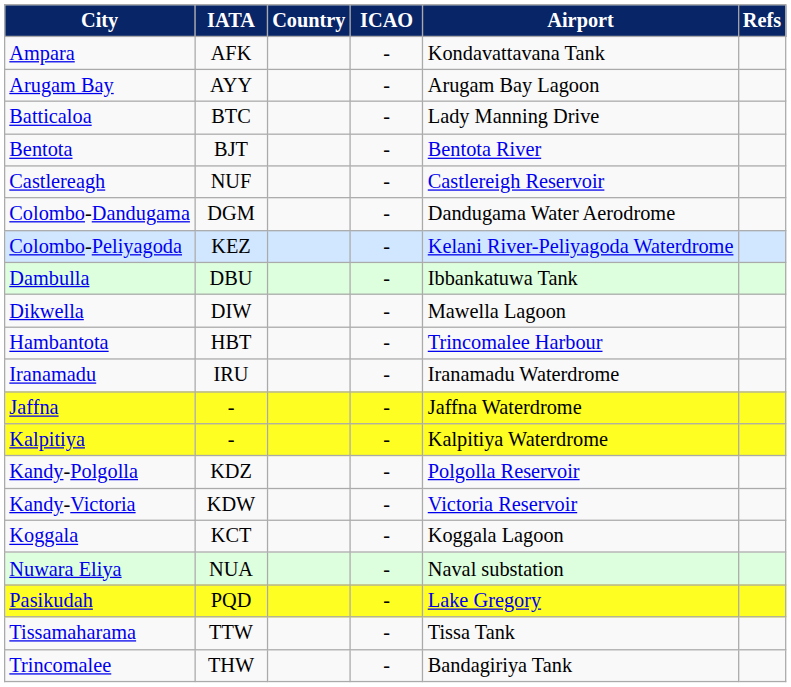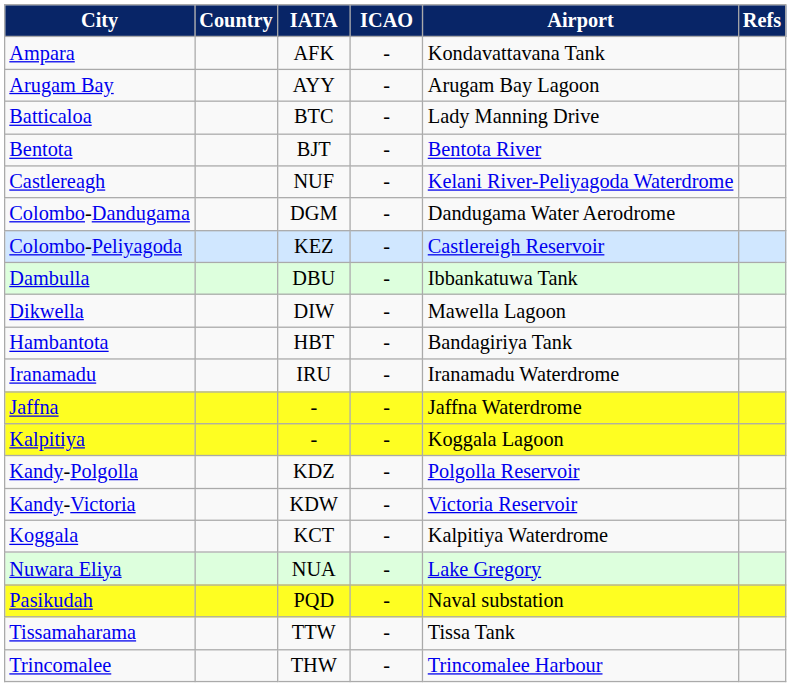columns swapped: (309, 20) <-> (231, 20)
(516, 181) Castlereigh Reservoir -> (581, 181) Kelani River-Peliyagoda Waterdrome
(581, 246) Kelani River-Peliyagoda Waterdrome -> (516, 246) Castlereigh Reservoir
(515, 342) Trincomalee Harbour -> (500, 342) Bandagiriya Tank
(518, 439) Kalpitiya Waterdrome -> (496, 439) Koggala Lagoon
(496, 536) Koggala Lagoon -> (518, 536) Kalpitiya Waterdrome
(496, 568) Naval substation -> (484, 568) Lake Gregory
(484, 600) Lake Gregory -> (496, 600) Naval substation
(500, 665) Bandagiriya Tank -> (515, 665) Trincomalee Harbour
